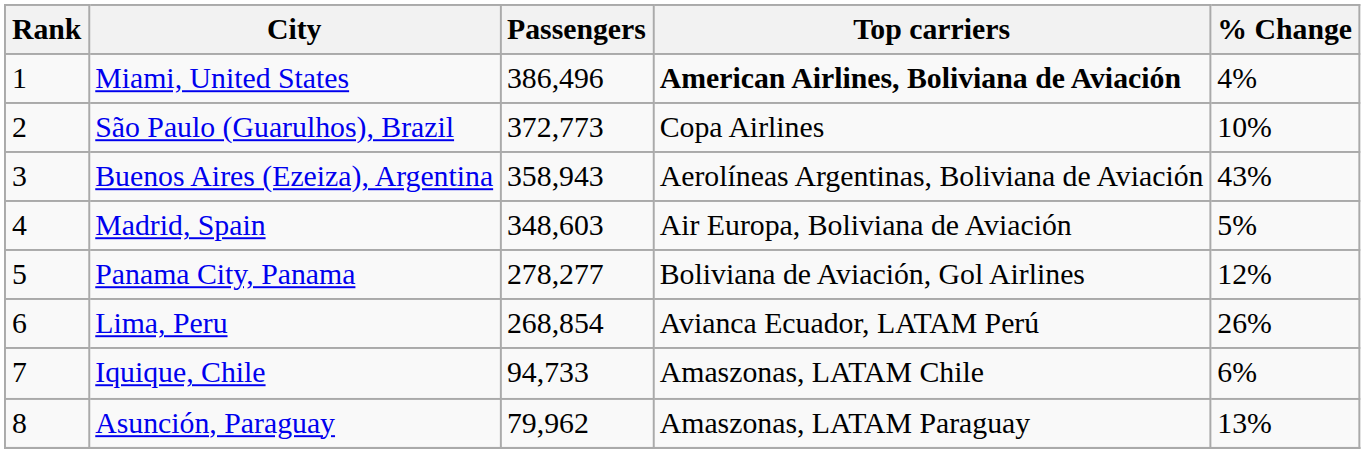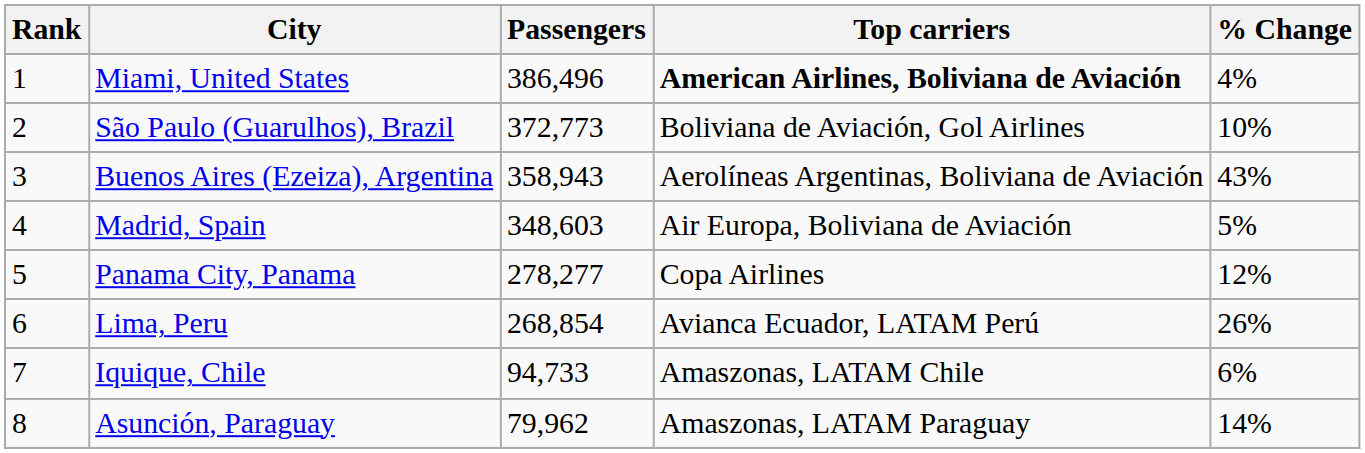(742, 127) Copa Airlines -> (872, 127) Boliviana de Aviación, Gol Airlines
(872, 274) Boliviana de Aviación, Gol Airlines -> (742, 274) Copa Airlines
(1245, 422) 13% -> (1245, 422) 14%
